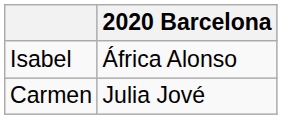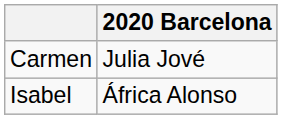rows swapped: (41, 59) <-> (51, 95)
